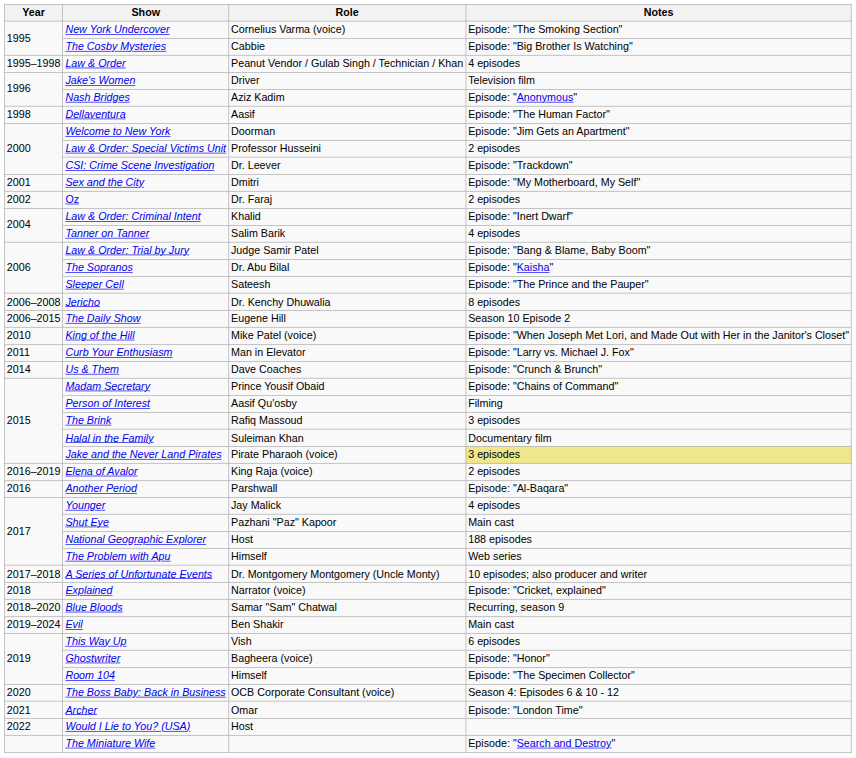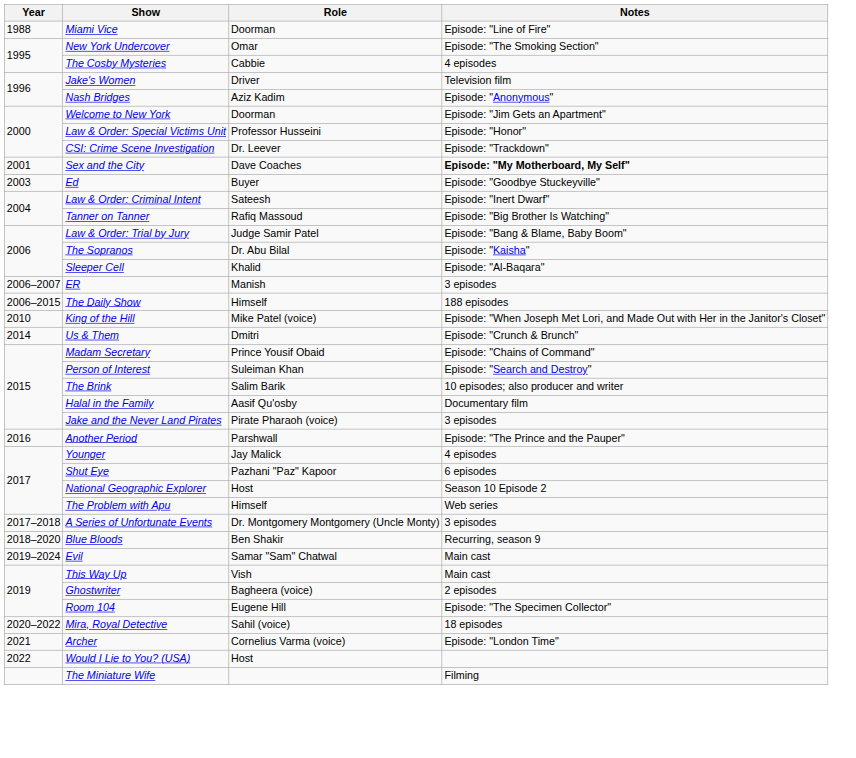+ row: (92, 30)
(288, 30) Cornelius Varma (voice) -> (244, 47) Omar
(550, 47) Episode: "Big Brother Is Watching" -> (470, 64) 4 episodes
- row: (95, 64)
- row: (96, 115)
(494, 149) 2 episodes -> (485, 132) Episode: "Honor"
(245, 183) Dmitri -> (266, 166) Dave Coaches
(554, 183) normal -> (537, 166) bold
- row: (72, 200)
+ row: (72, 183)
(246, 217) Khalid -> (251, 200) Sateesh
(258, 234) Salim Barik -> (267, 217) Rafiq Massoud
(494, 234) 4 episodes -> (527, 217) Episode: "Big Brother Is Watching"
(251, 285) Sateesh -> (246, 268) Khalid
(558, 285) Episode: "The Prince and the Pauper" -> (494, 268) Episode: "Al-Baqara"
+ row: (73, 285)
- row: (83, 302)
(258, 319) Eugene Hill -> (249, 302) Himself
(519, 319) Season 10 Episode 2 -> (476, 302) 188 episodes
- row: (119, 353)
(266, 370) Dave Coaches -> (245, 336) Dmitri
(264, 404) Aasif Qu'osby -> (267, 370) Suleiman Khan
(485, 404) Filming -> (518, 370) Episode: "Search and Destroy"
(267, 421) Rafiq Massoud -> (258, 387) Salim Barik
(494, 421) 3 episodes -> (534, 387) 10 episodes; also producer and writer
(267, 438) Suleiman Khan -> (264, 404) Aasif Qu'osby
(494, 455) khaki background -> (470, 421) no background
- row: (101, 472)
(518, 489) Episode: "Al-Baqara" -> (535, 438) Episode: "The Prince and the Pauper"
(491, 523) Main cast -> (470, 472) 6 episodes
(500, 540) 188 episodes -> (495, 489) Season 10 Episode 2
(558, 574) 10 episodes; also producer and writer -> (470, 523) 3 episodes
- row: (89, 591)
(284, 608) Samar "Sam" Chatwal -> (257, 540) Ben Shakir
(257, 625) Ben Shakir -> (284, 557) Samar "Sam" Chatwal
(494, 642) 6 episodes -> (467, 574) Main cast
(509, 659) Episode: "Honor" -> (470, 591) 2 episodes
(249, 676) Himself -> (258, 608) Eugene Hill
- row: (146, 693)
+ row: (116, 625)
(244, 710) Omar -> (288, 642) Cornelius Varma (voice)
(542, 744) Episode: "Search and Destroy" -> (462, 676) Filming
